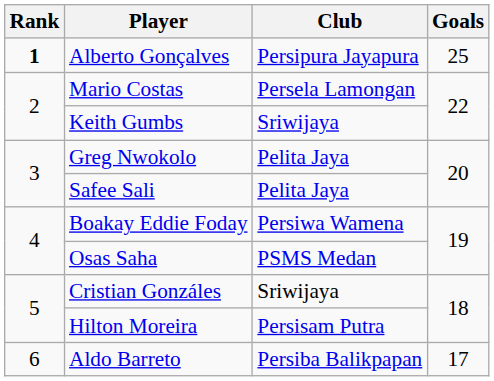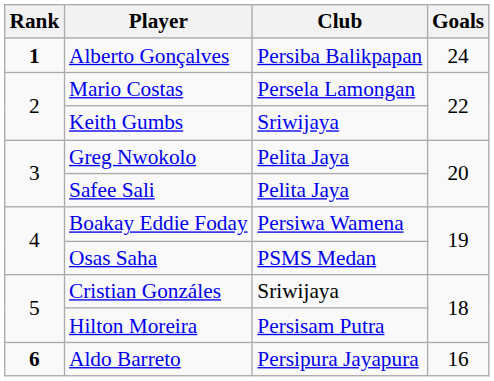(338, 55) Persipura Jayapura -> (340, 55) Persiba Balikpapan
(458, 55) 25 -> (458, 55) 24
(34, 358) normal -> (34, 358) bold
(340, 358) Persiba Balikpapan -> (338, 358) Persipura Jayapura
(458, 358) 17 -> (458, 358) 16
